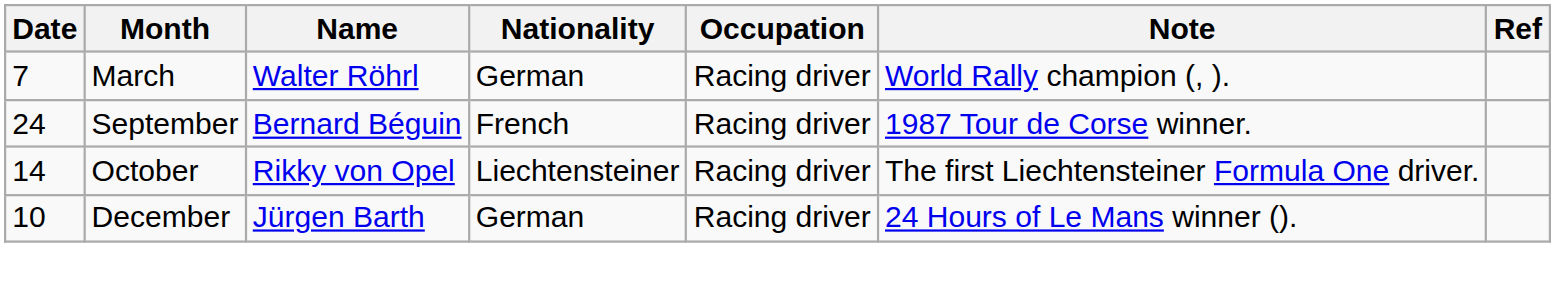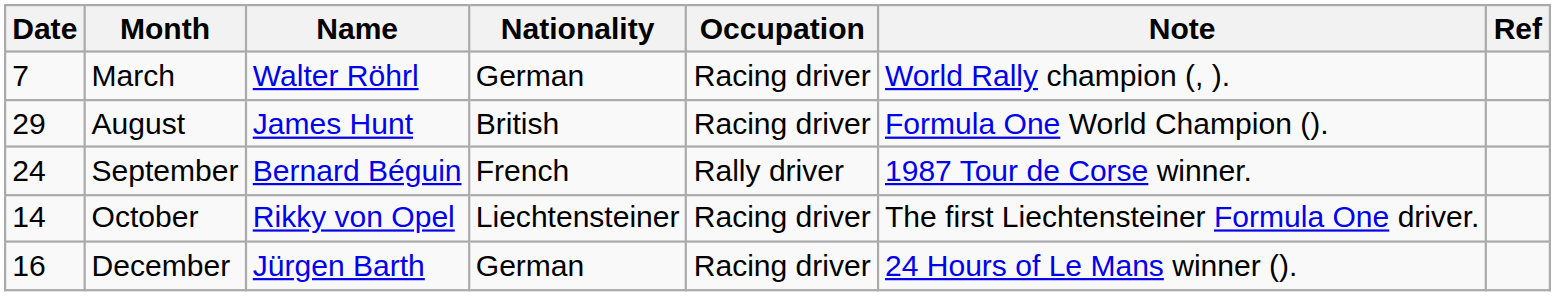+ row: (138, 123)
(782, 123) Racing driver -> (769, 171) Rally driver
(29, 218) 10 -> (29, 265) 16
